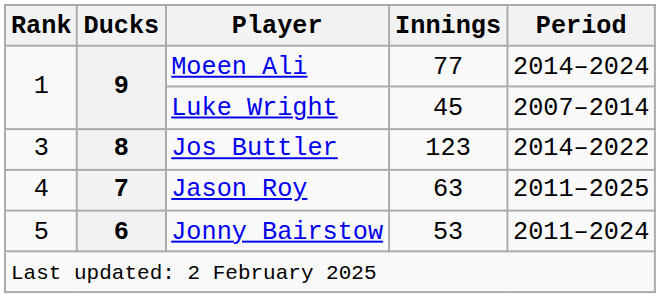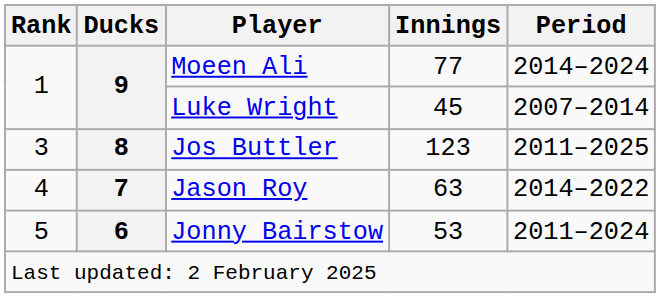(581, 149) 2014–2022 -> (581, 149) 2011–2025
(581, 190) 2011–2025 -> (581, 190) 2014–2022
